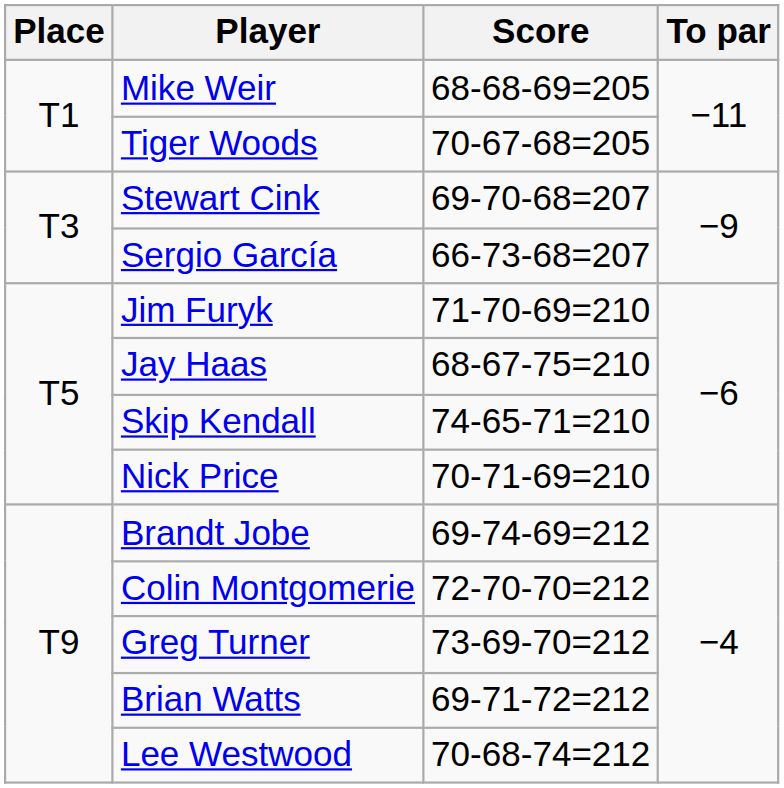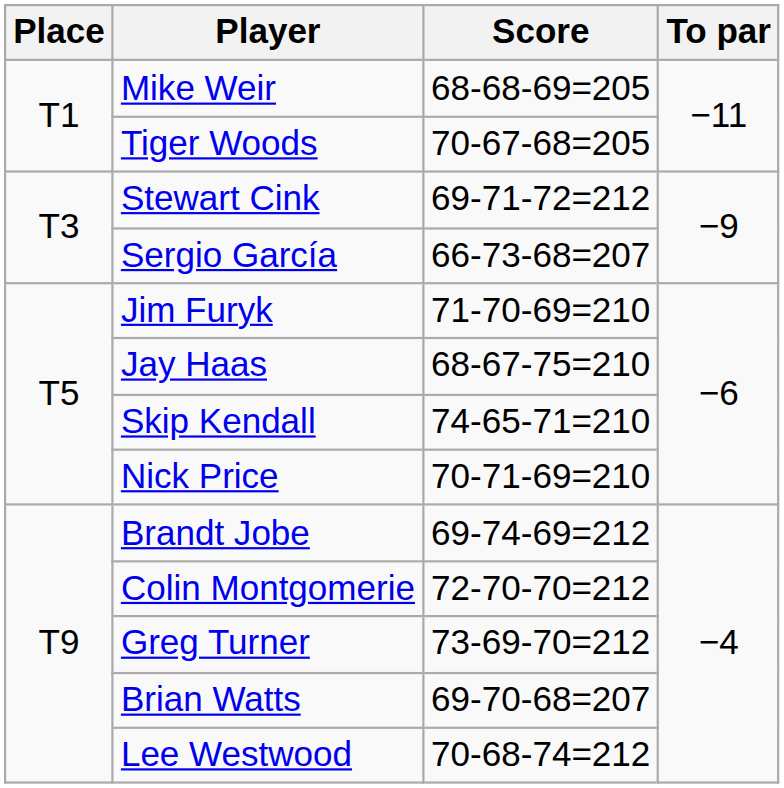(541, 198) 69-70-68=207 -> (541, 198) 69-71-72=212
(541, 699) 69-71-72=212 -> (541, 699) 69-70-68=207
